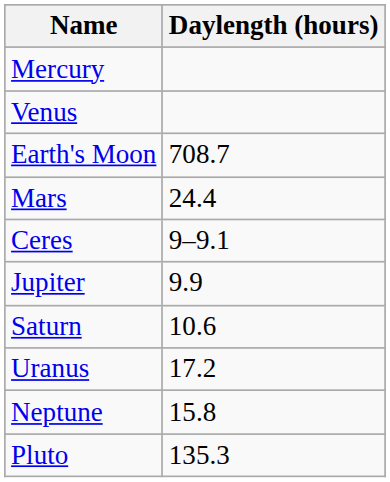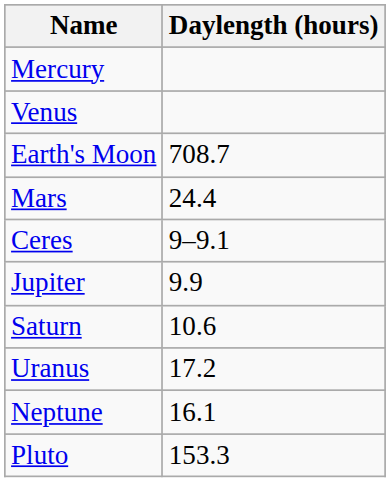(193, 411) 15.8 -> (193, 411) 16.1
(199, 454) 135.3 -> (199, 454) 153.3
